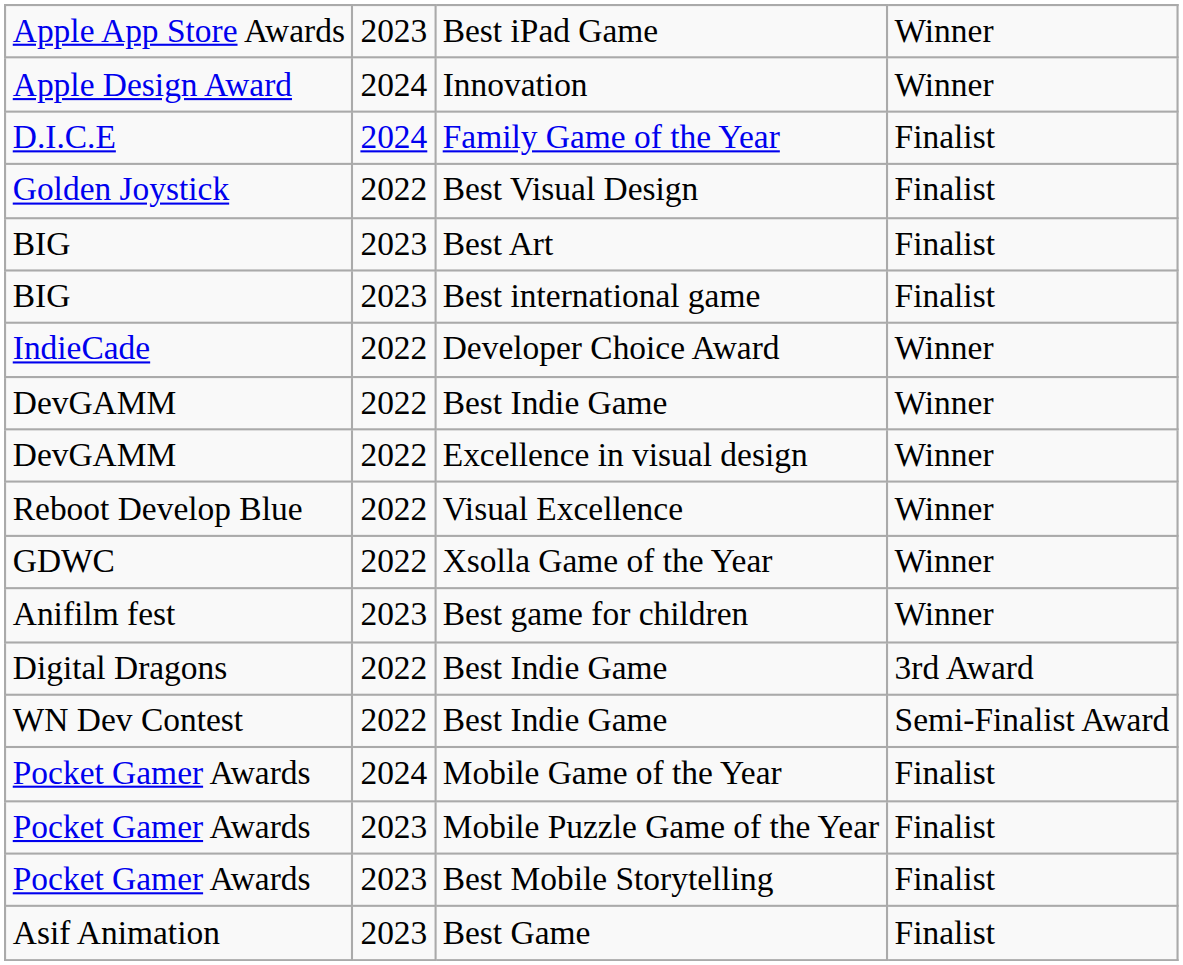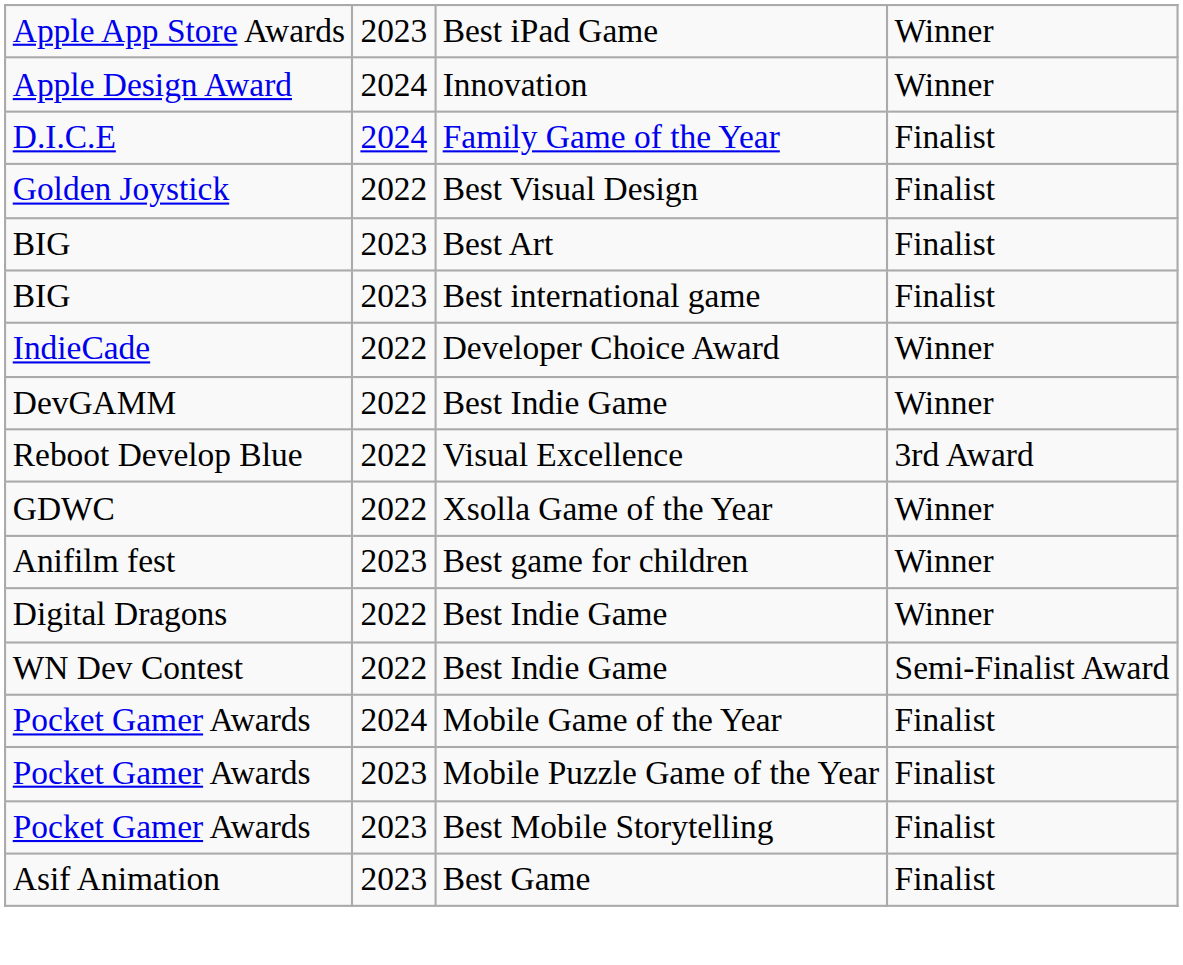- row: (94, 455)
(944, 508) Winner -> (964, 455) 3rd Award
(964, 667) 3rd Award -> (944, 614) Winner
